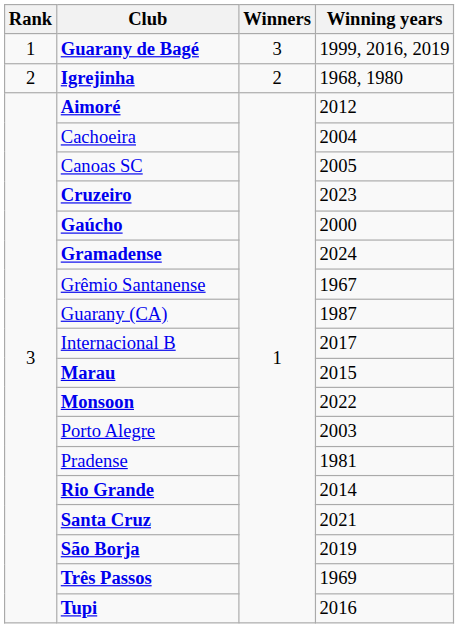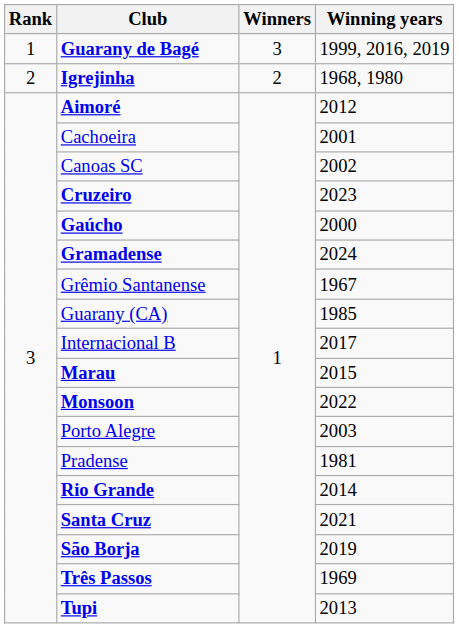(338, 136) 2004 -> (338, 136) 2001
(338, 166) 2005 -> (338, 166) 2002
(338, 313) 1987 -> (338, 313) 1985
(338, 607) 2016 -> (338, 607) 2013
